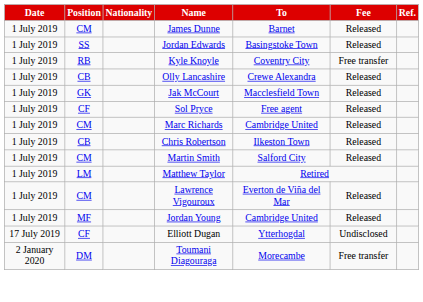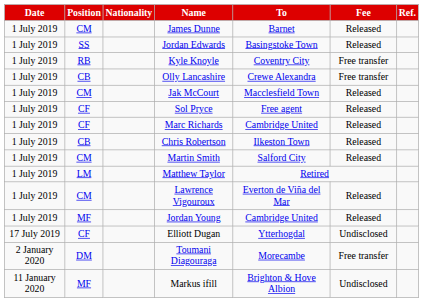(363, 77) Released -> (363, 77) Free transfer
(84, 93) GK -> (84, 93) CM
(84, 126) CM -> (84, 126) CF
+ row: (194, 284)
